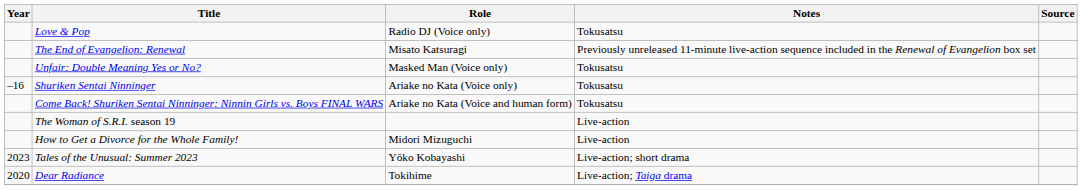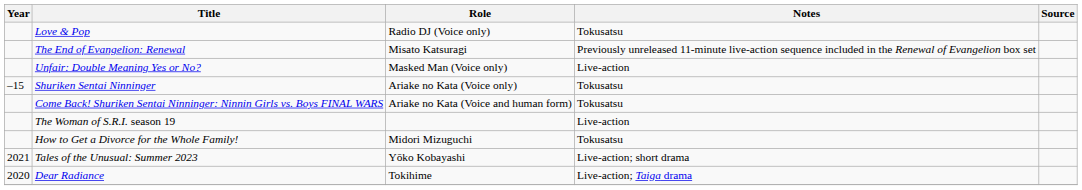(600, 67) Tokusatsu -> (603, 67) Live-action
(15, 85) –16 -> (15, 85) –15
(603, 139) Live-action -> (600, 139) Tokusatsu
(18, 157) 2023 -> (18, 157) 2021
